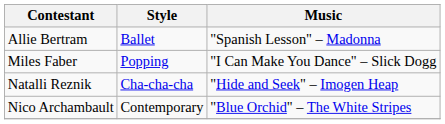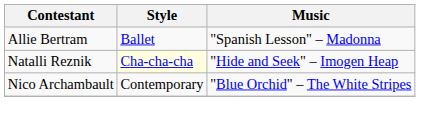- row: (42, 61)
(157, 84) no background -> (157, 61) lightyellow background
